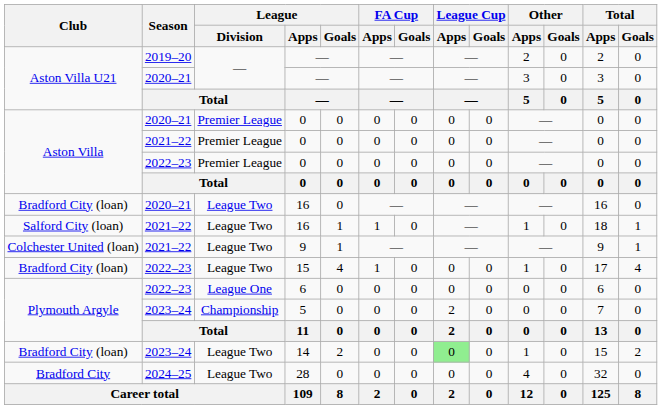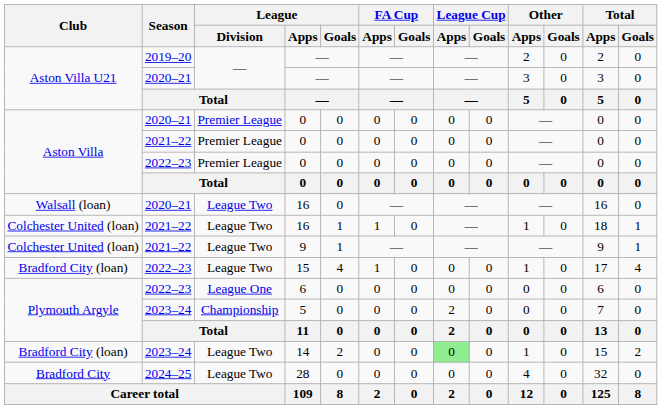(73, 204) Bradford City (loan) -> (73, 204) Walsall (loan)
(73, 225) Salford City (loan) -> (73, 225) Colchester United (loan)
